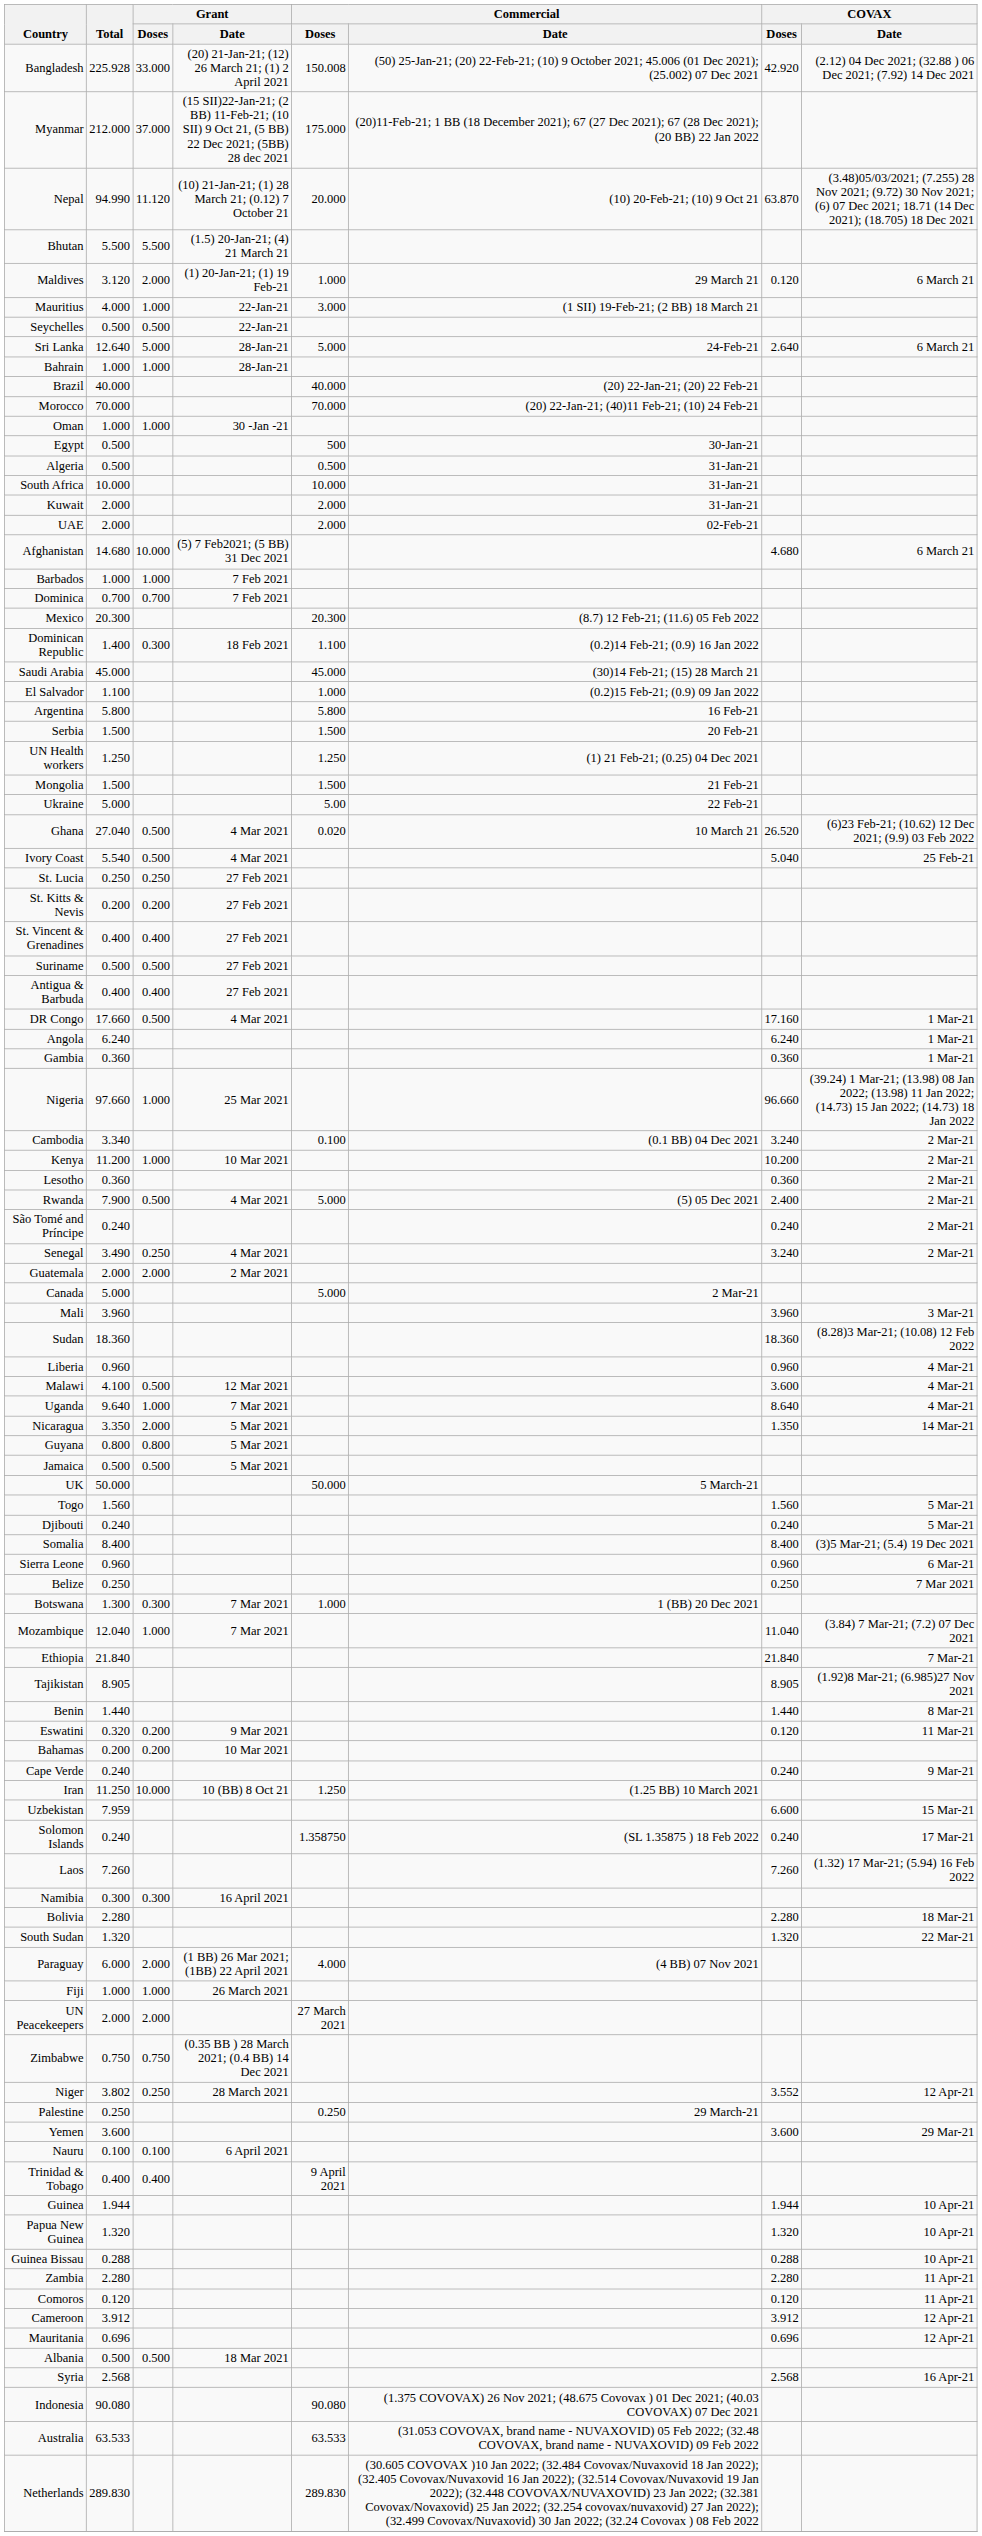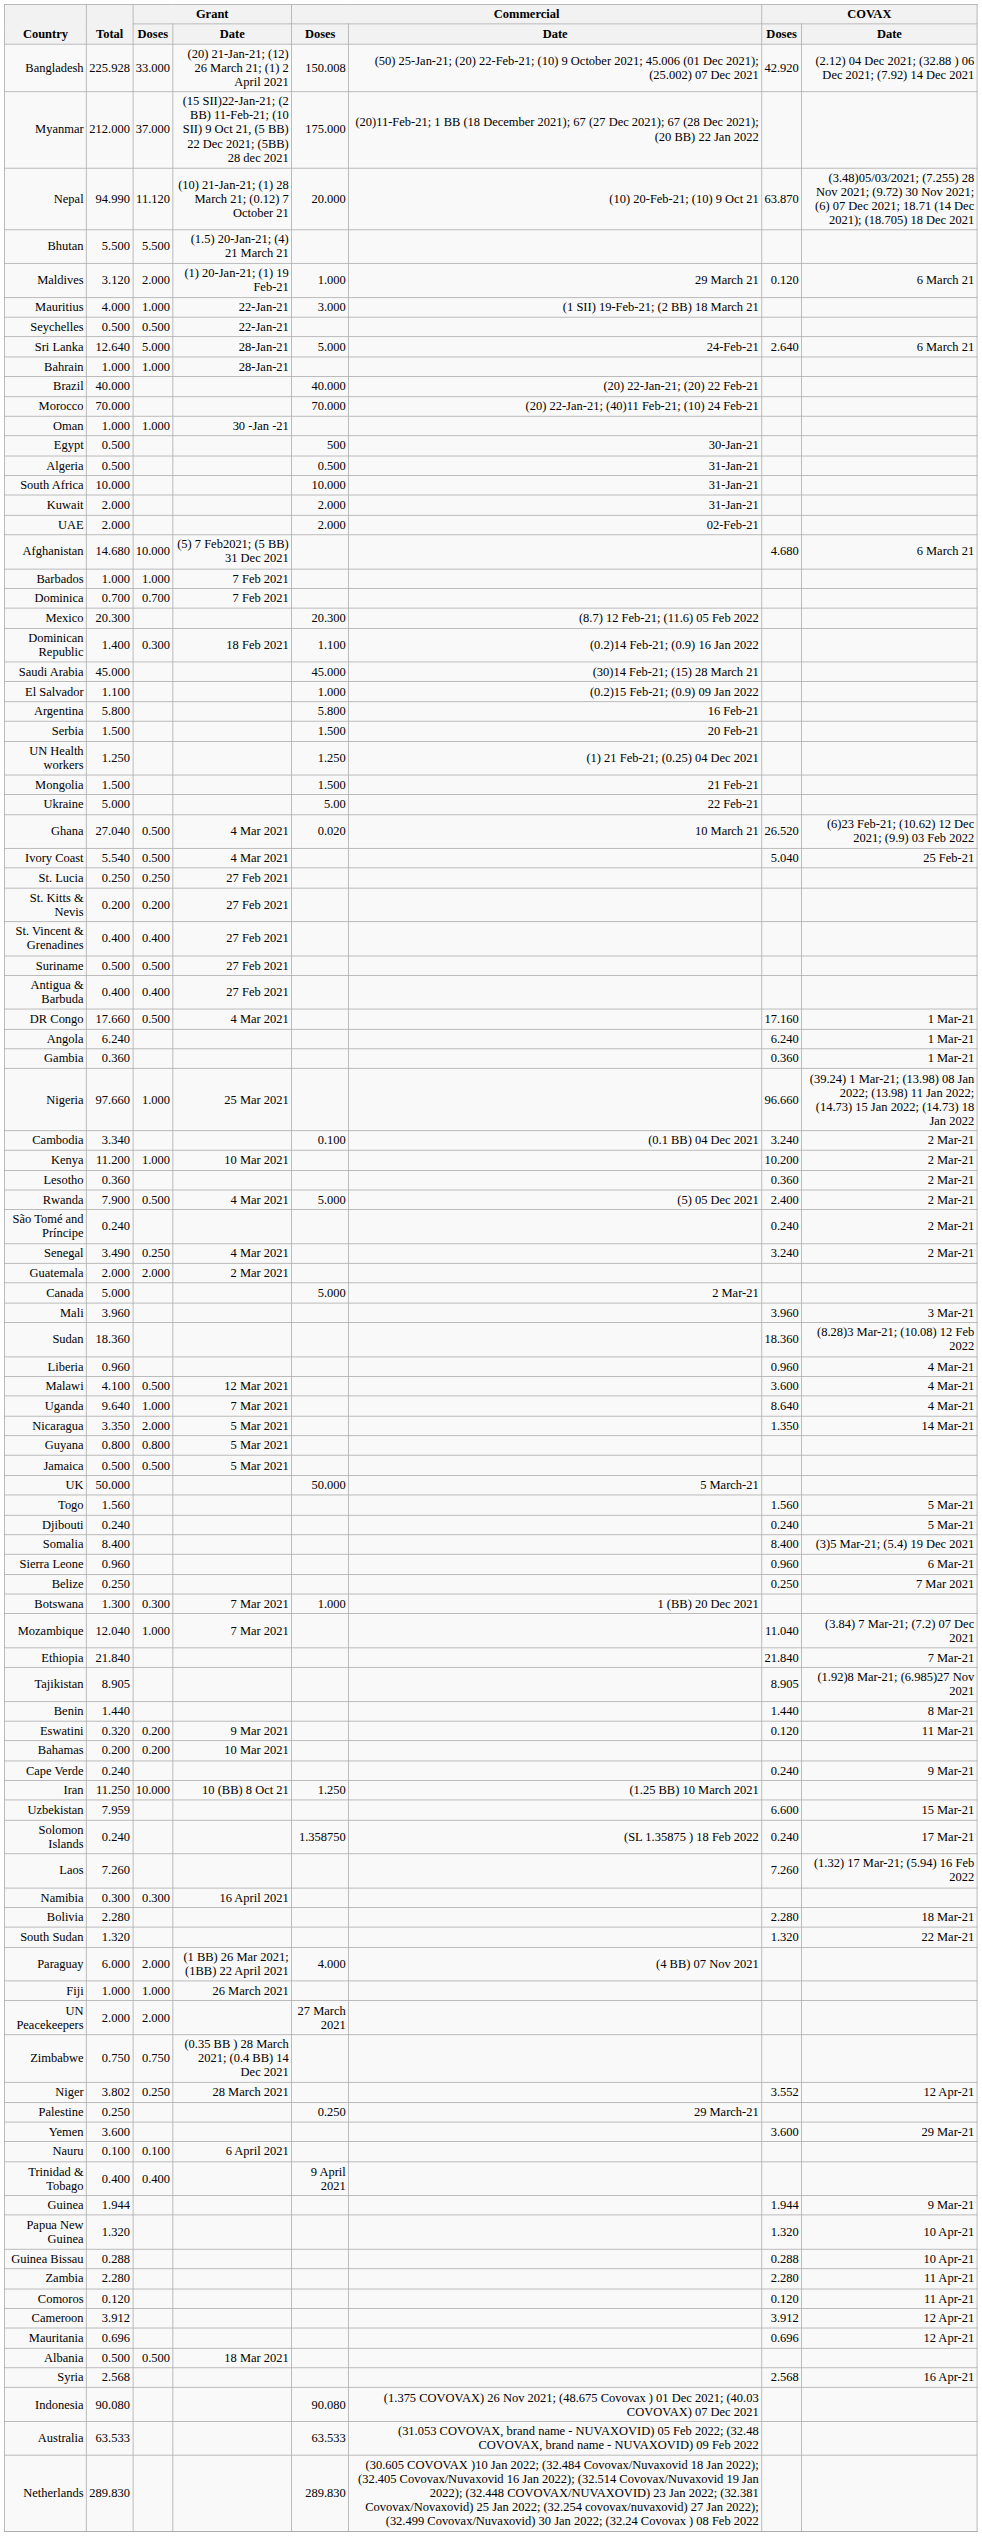(949, 2205) 10 Apr-21 -> (951, 2205) 9 Mar-21
